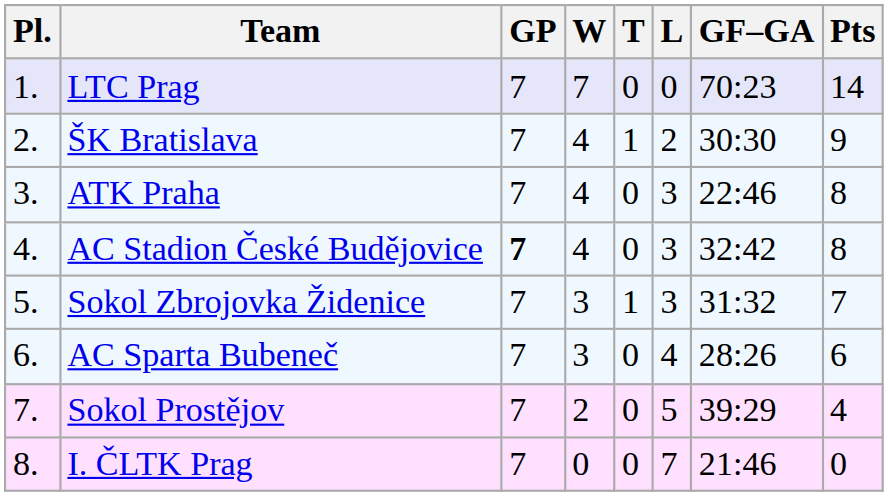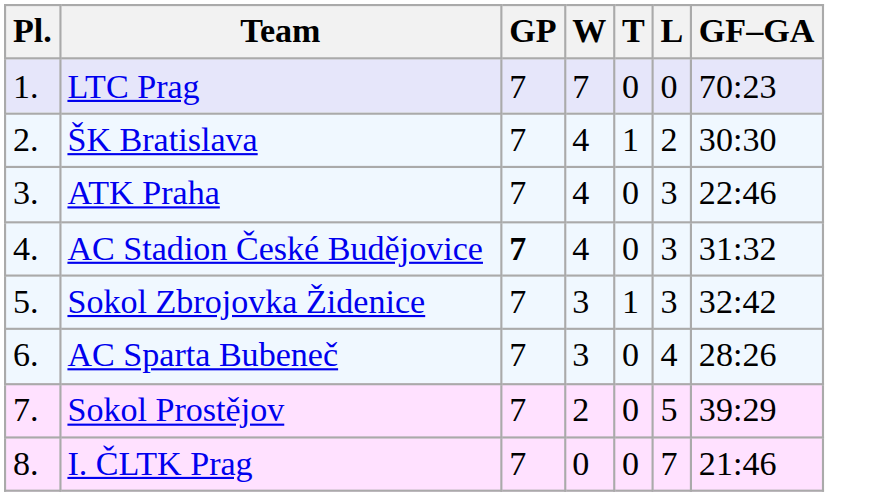- column: (853, 31)
(738, 247) 32:42 -> (738, 247) 31:32
(738, 301) 31:32 -> (738, 301) 32:42
